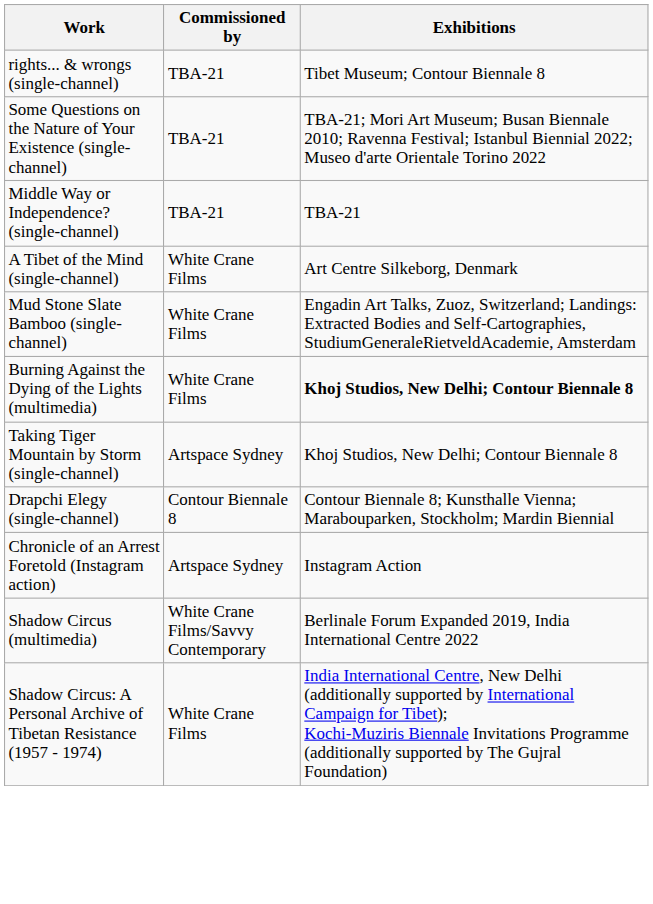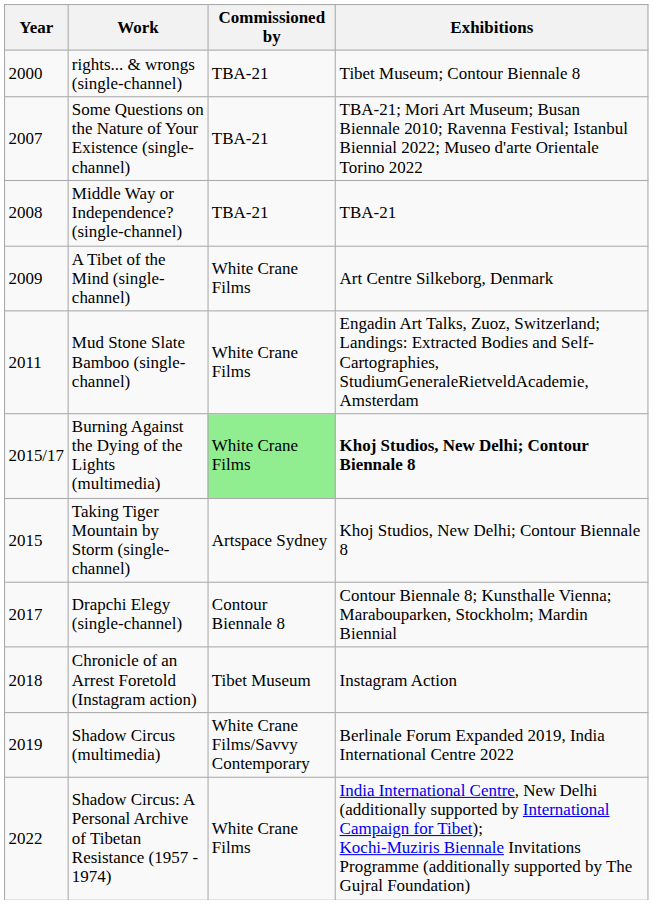+ column: (36, 27)
(211, 389) no background -> (255, 455) lightgreen background
(226, 565) Artspace Sydney -> (261, 679) Tibet Museum
